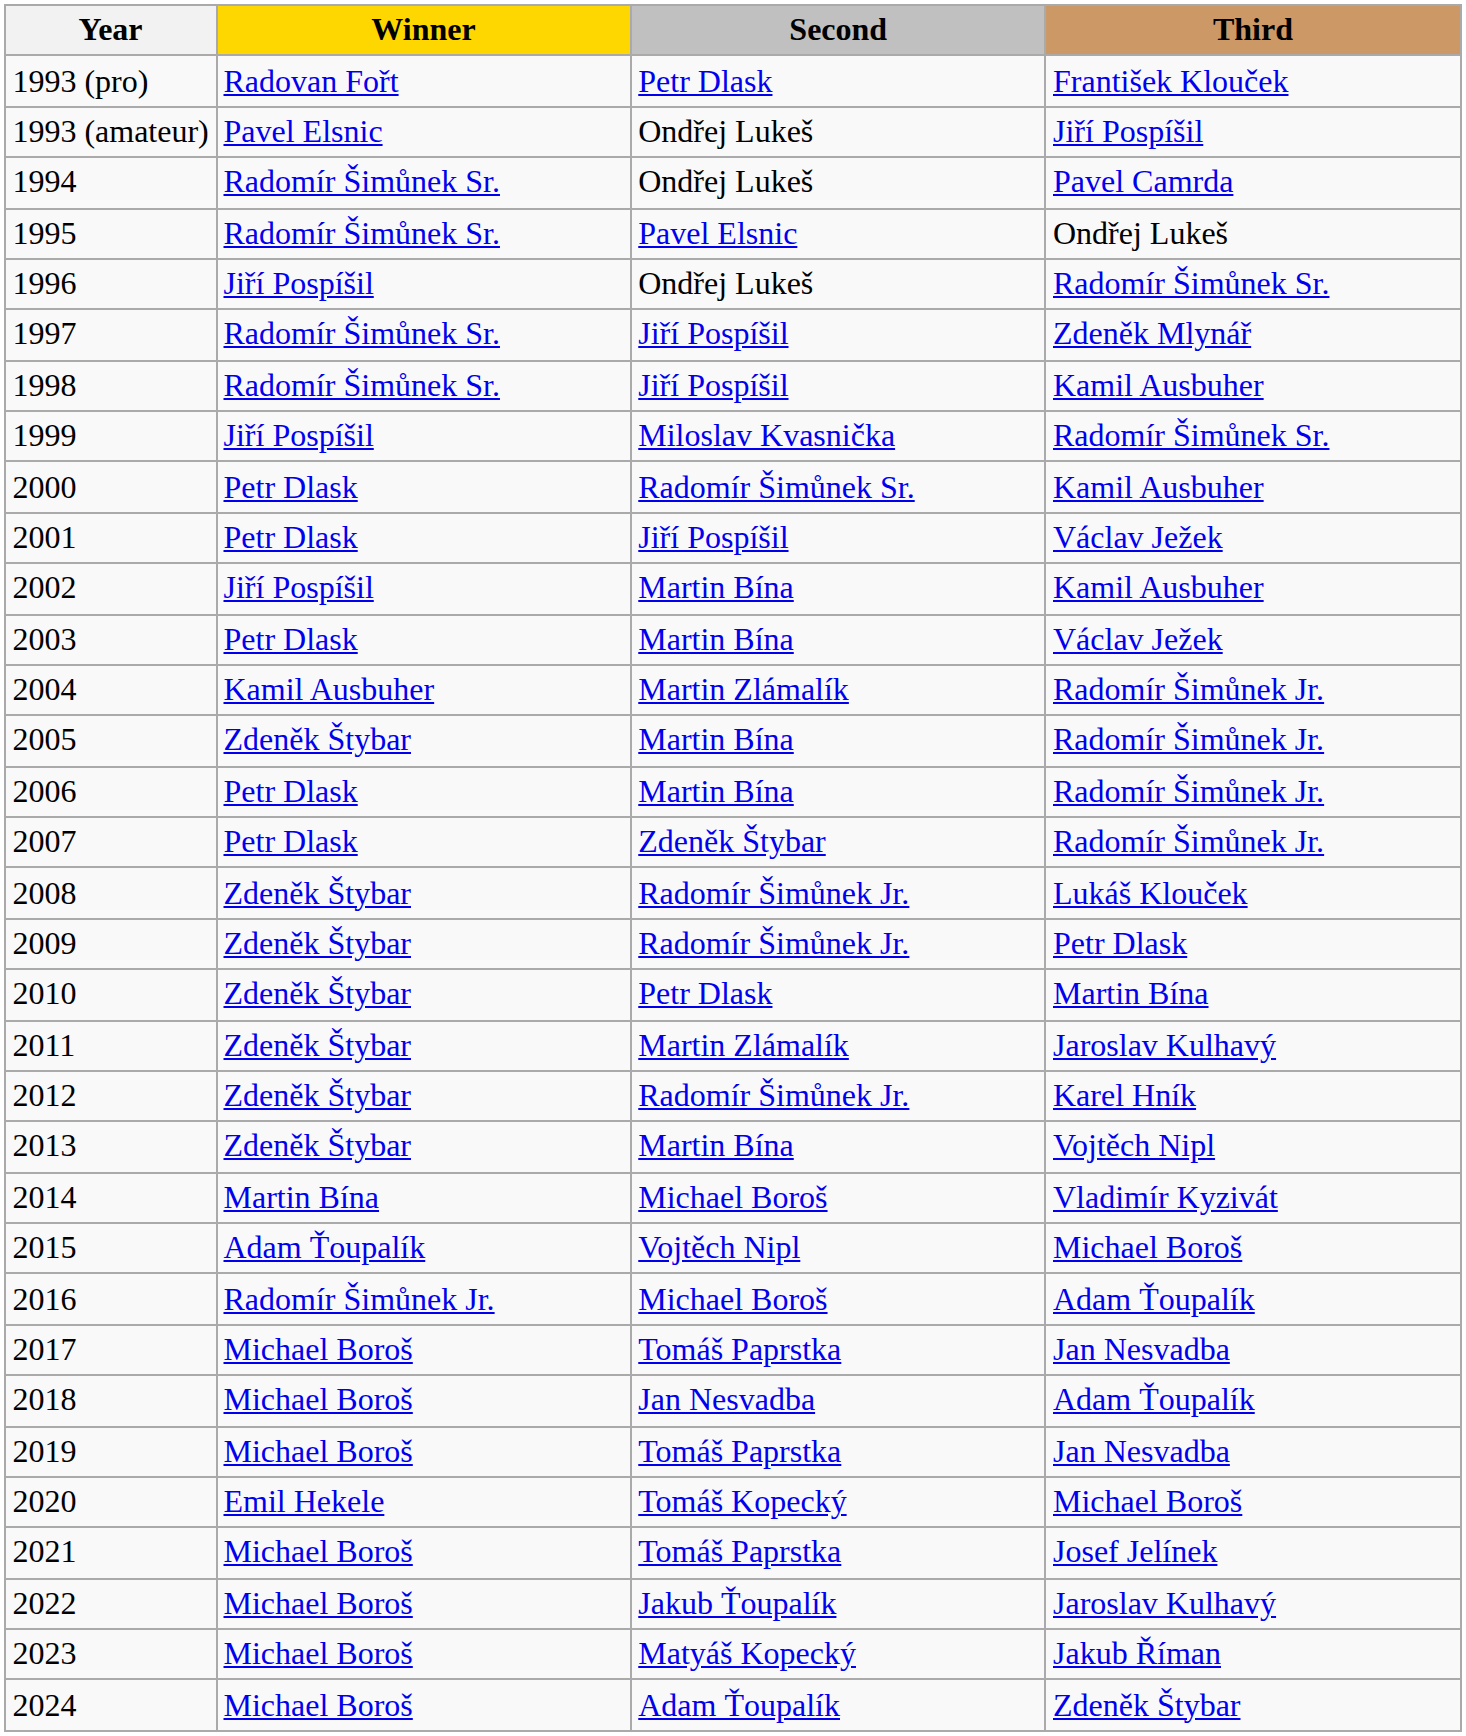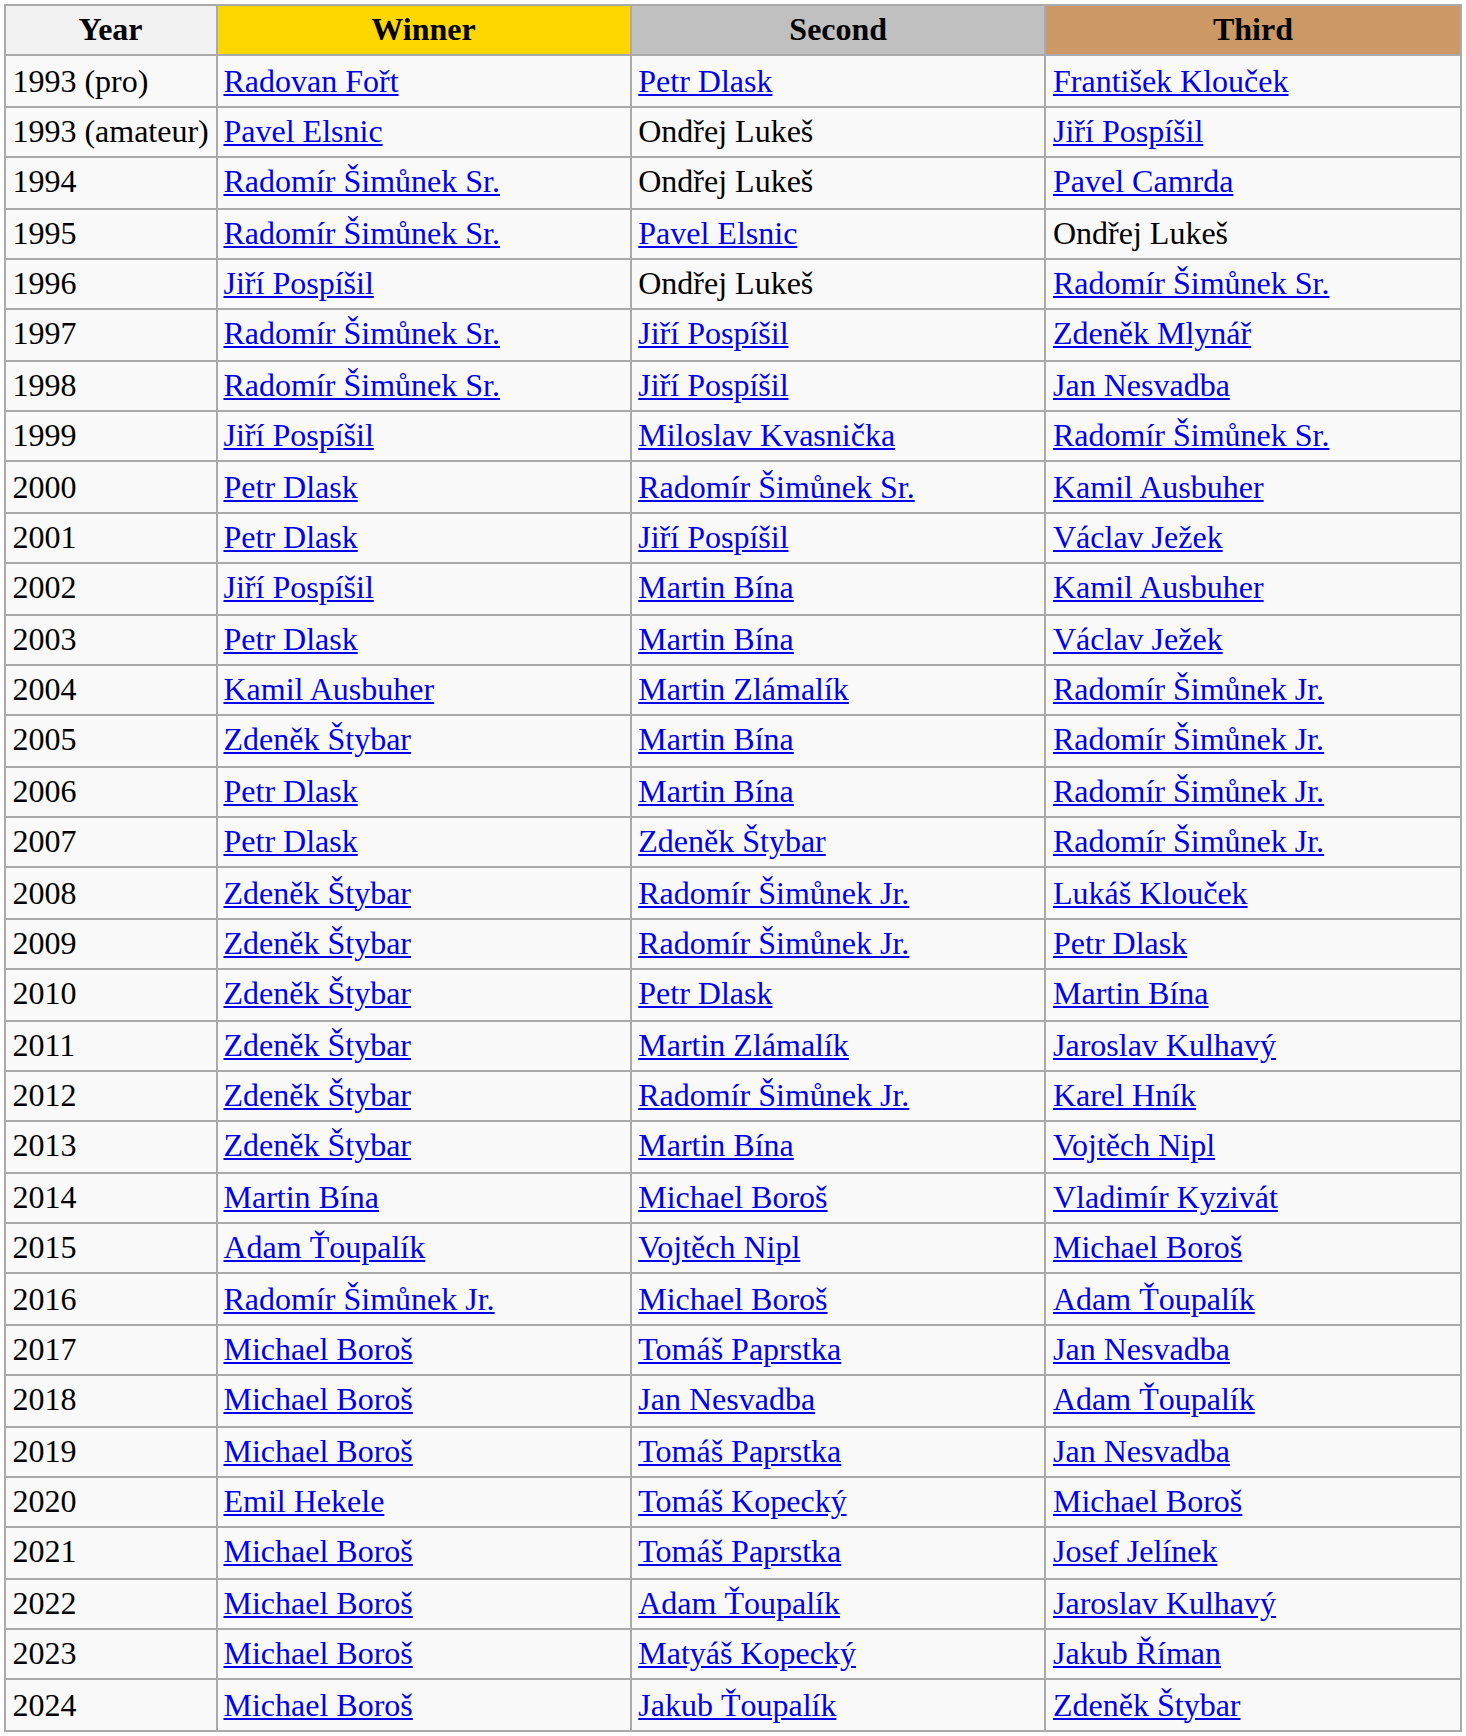(1158, 385) Kamil Ausbuher -> (1141, 385) Jan Nesvadba
(737, 1603) Jakub Ťoupalík -> (739, 1603) Adam Ťoupalík
(739, 1704) Adam Ťoupalík -> (737, 1704) Jakub Ťoupalík
